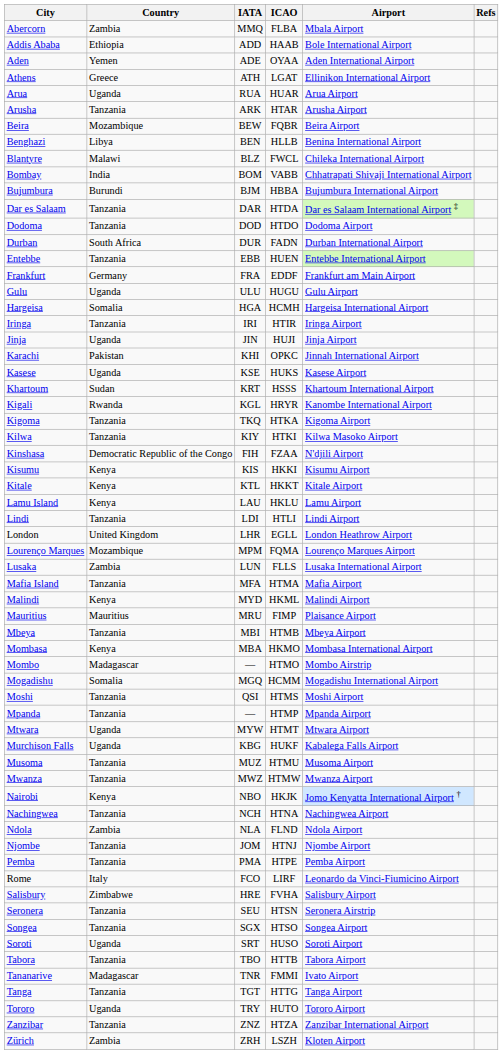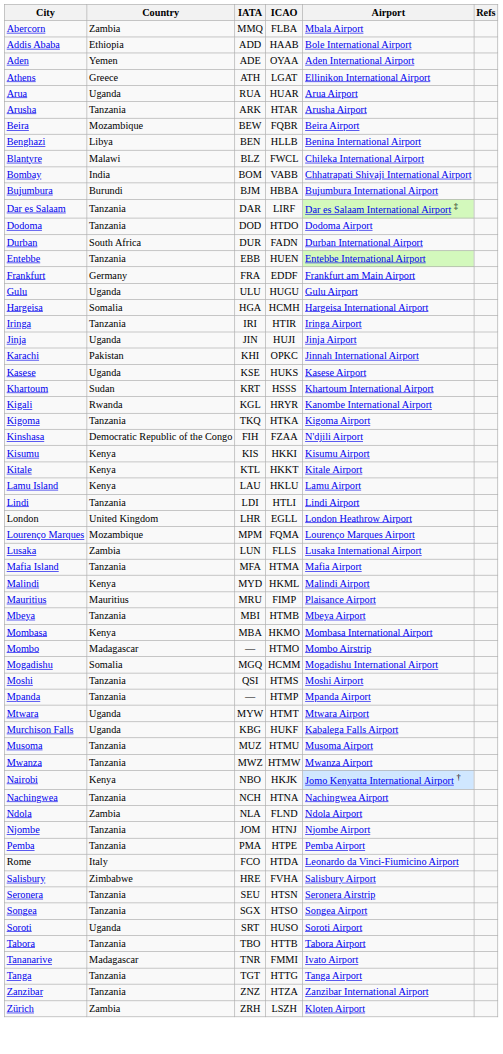(284, 208) HTDA -> (284, 208) LIRF
- row: (19, 437)
(284, 878) LIRF -> (284, 862) HTDA
- row: (21, 1008)
